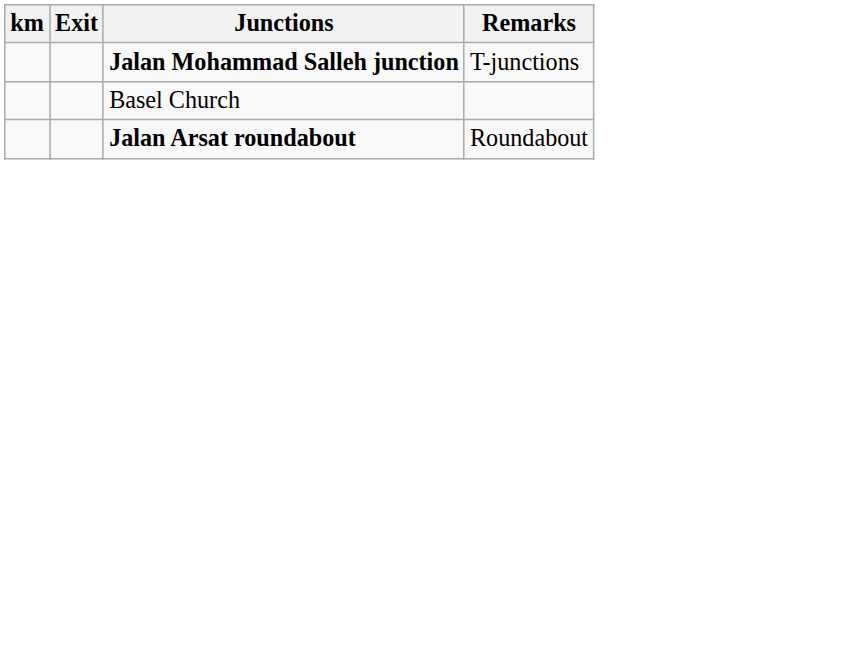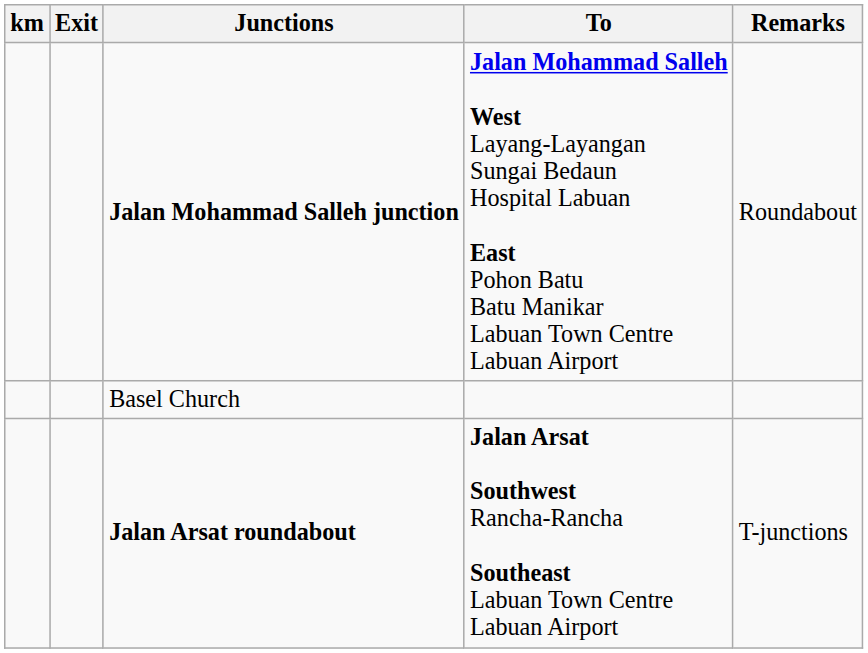+ column: (599, 23)
(525, 61) T-junctions -> (798, 211) Roundabout
(529, 138) Roundabout -> (793, 532) T-junctions
